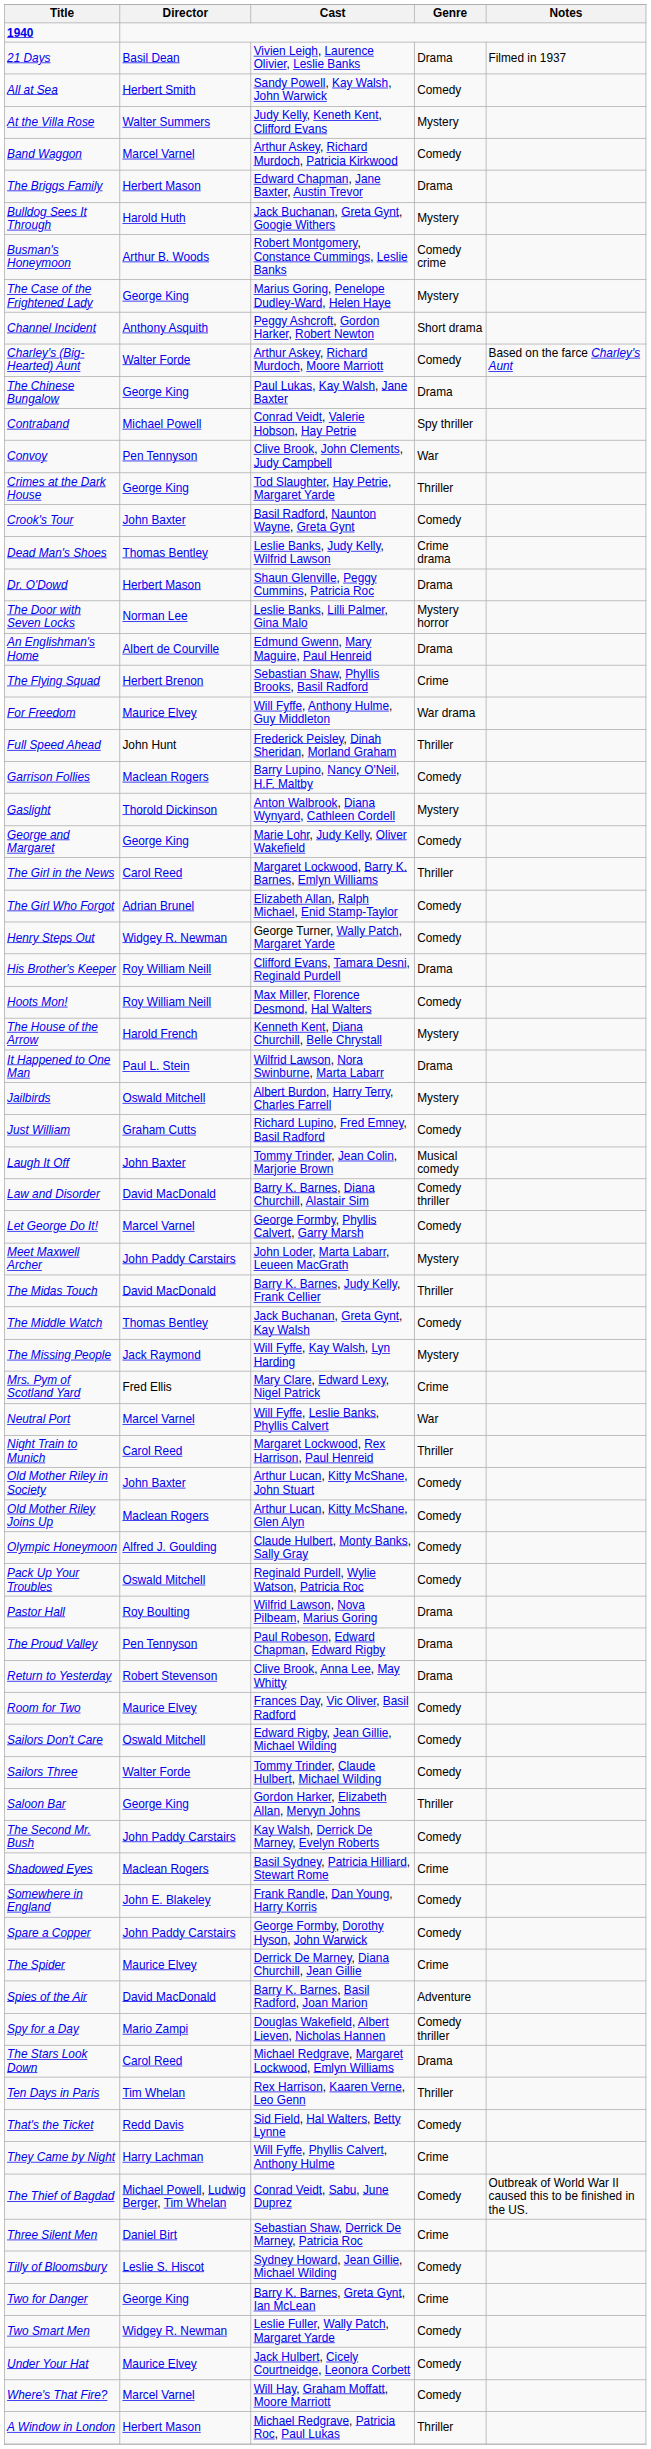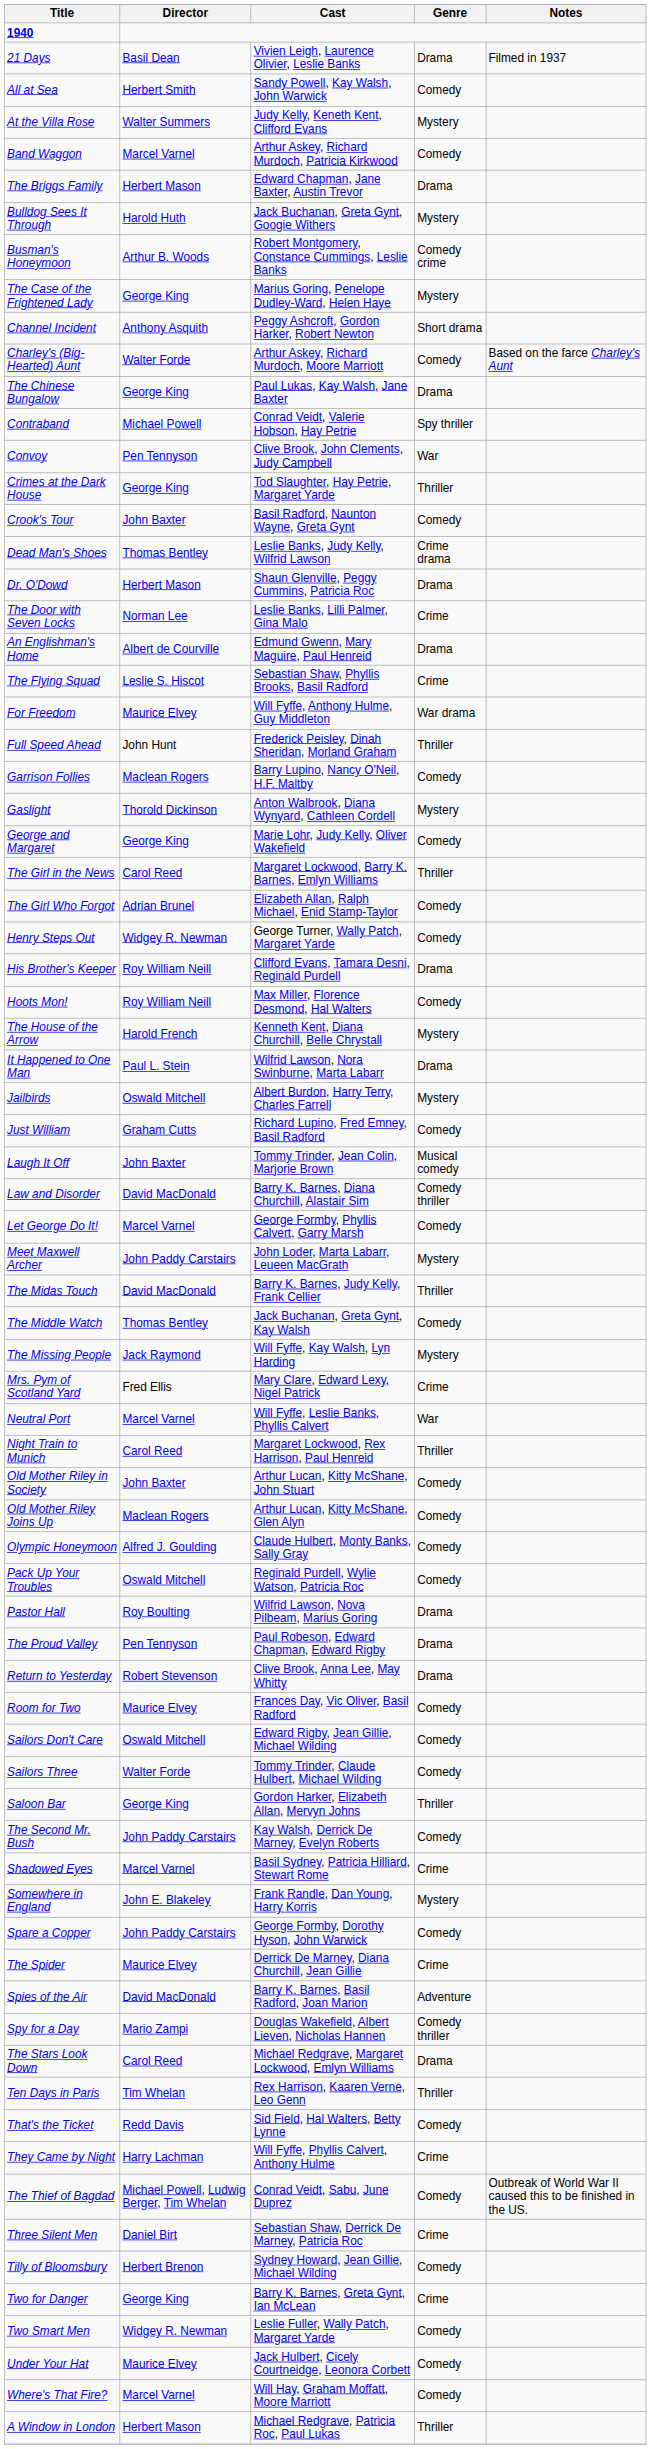(438, 617) Mystery horror -> (433, 617) Crime
(163, 681) Herbert Brenon -> (163, 681) Leslie S. Hiscot
(166, 1868) Maclean Rogers -> (159, 1868) Marcel Varnel
(439, 1900) Comedy -> (438, 1900) Mystery
(163, 2267) Leslie S. Hiscot -> (163, 2267) Herbert Brenon
